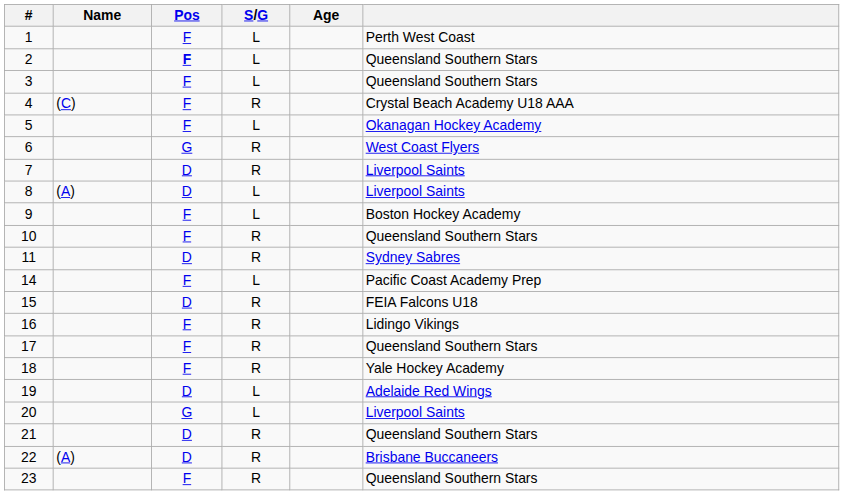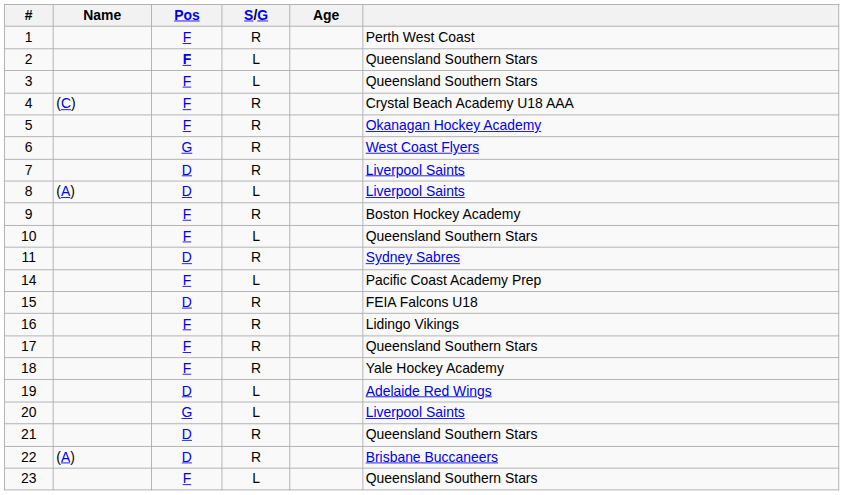(256, 37) L -> (256, 37) R
(256, 125) L -> (256, 125) R
(256, 214) L -> (256, 214) R
(256, 236) R -> (256, 236) L
(256, 479) R -> (256, 479) L
